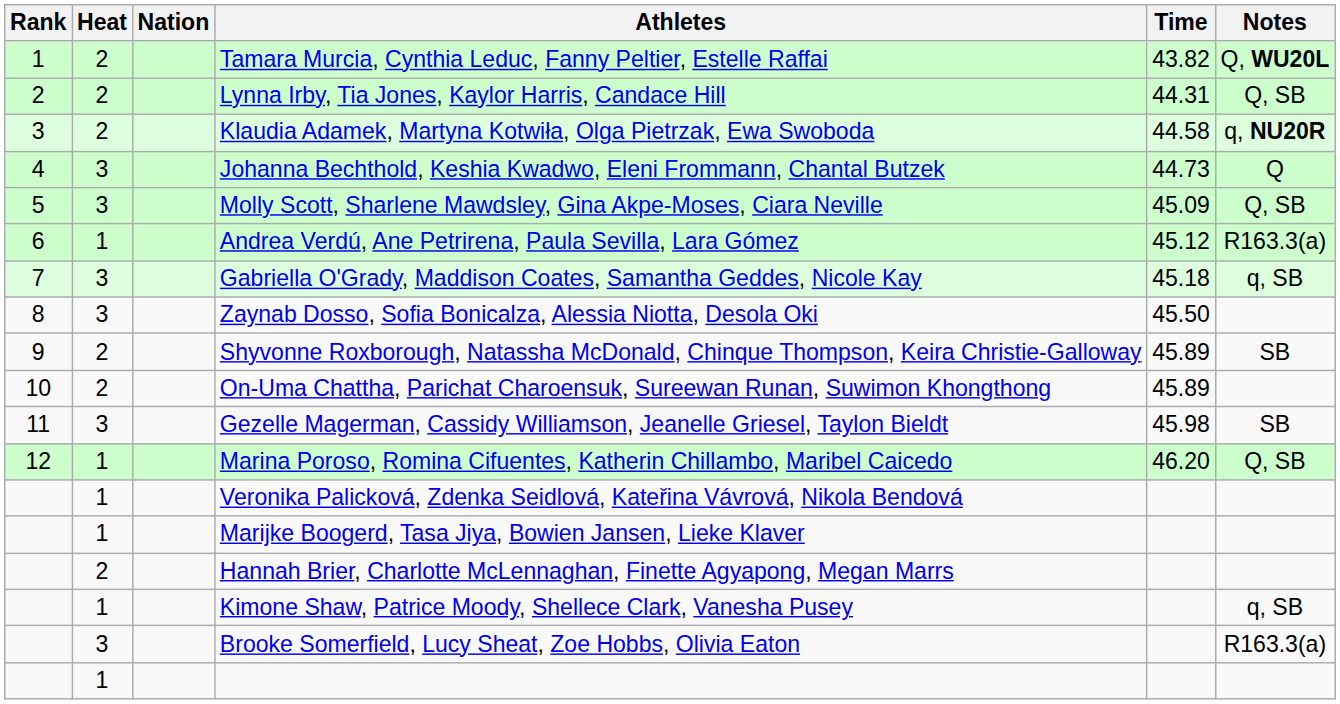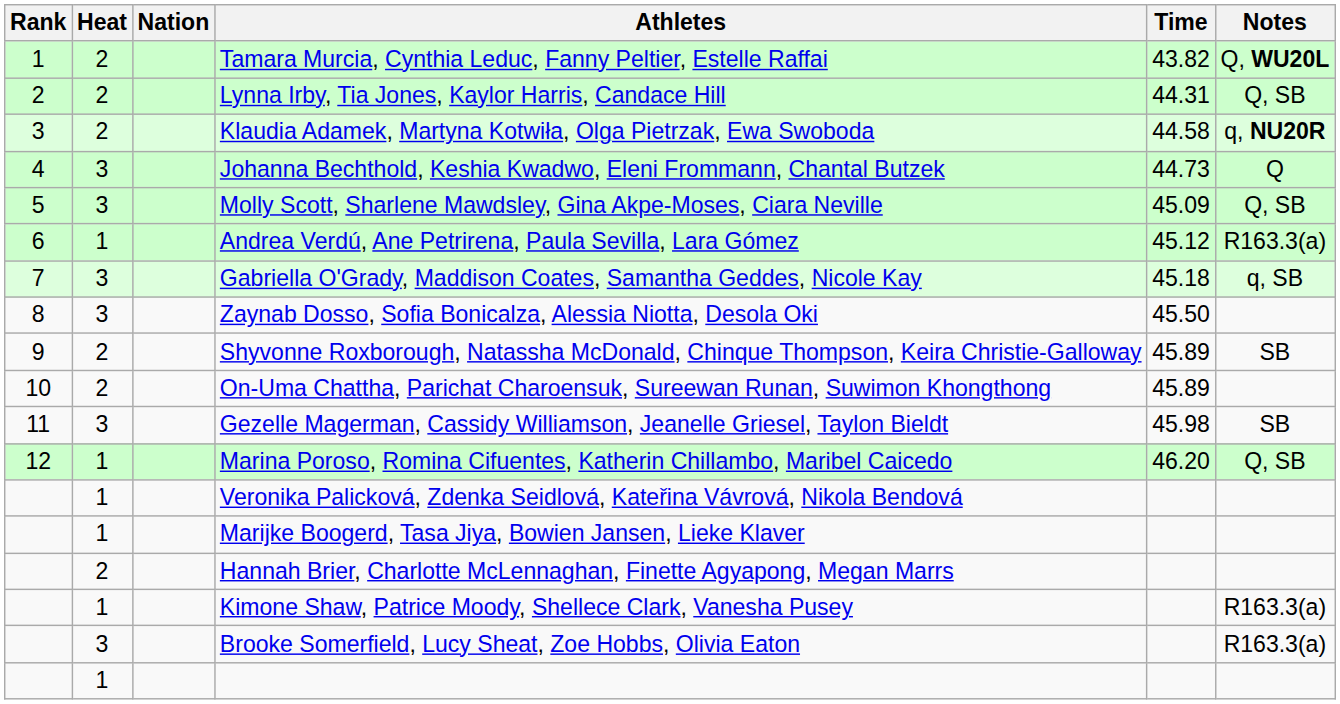(1275, 607) q, SB -> (1275, 607) R163.3(a)
